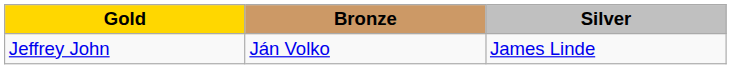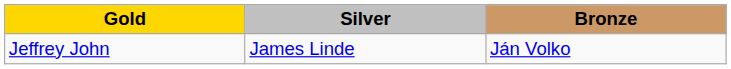columns swapped: (606, 19) <-> (365, 19)
